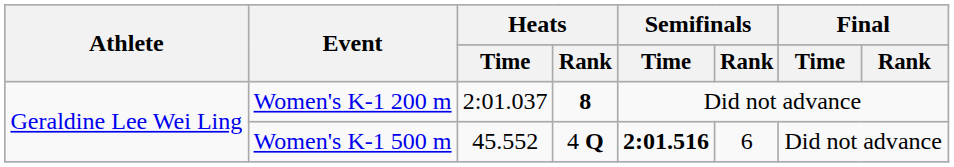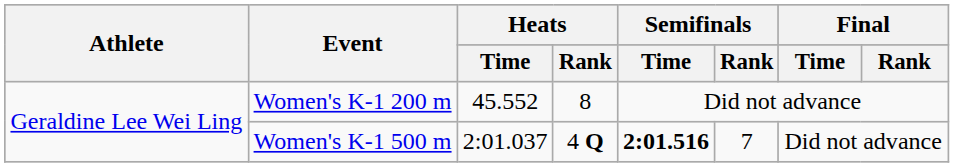(505, 101) 2:01.037 -> (505, 101) 45.552
(585, 101) bold -> (585, 101) normal
(505, 141) 45.552 -> (505, 141) 2:01.037
(747, 141) 6 -> (747, 141) 7
